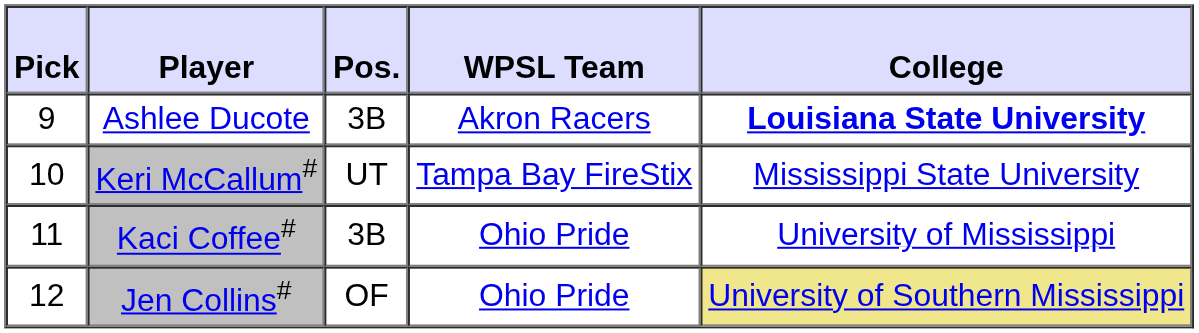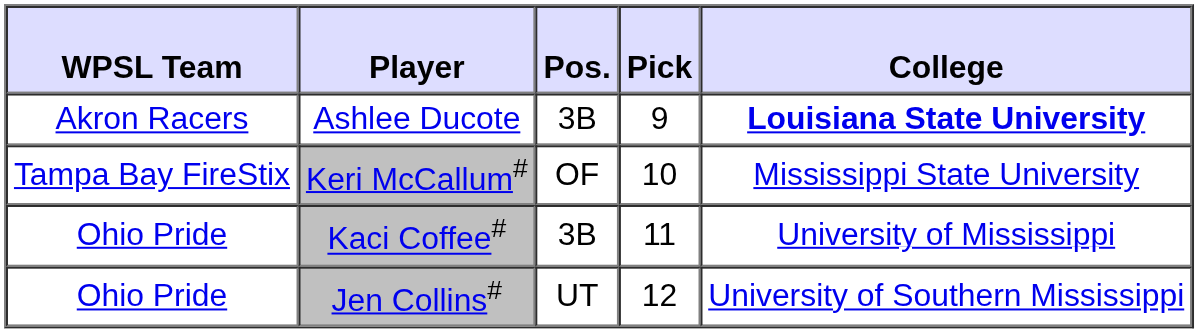columns swapped: (47, 67) <-> (554, 67)
(367, 174) UT -> (577, 174) OF
(367, 295) OF -> (577, 295) UT
(946, 295) khaki background -> (946, 295) no background
